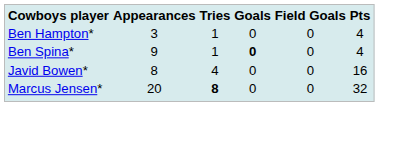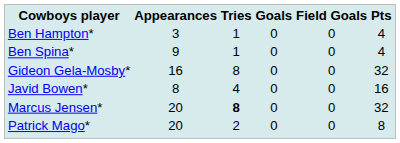(253, 52) bold -> (274, 52) normal
+ row: (69, 70)
+ row: (49, 126)
